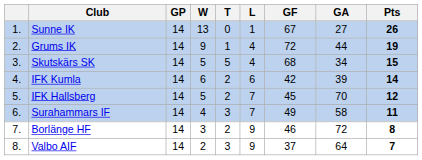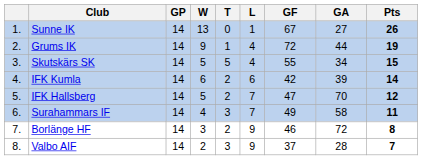(290, 63) 68 -> (290, 63) 55
(290, 96) 45 -> (290, 96) 47
(341, 146) 64 -> (341, 146) 28
